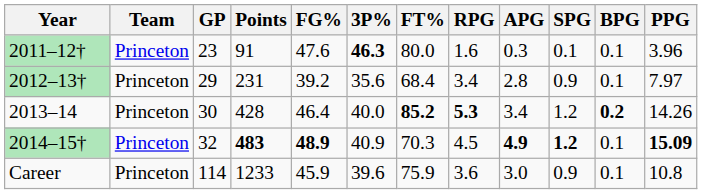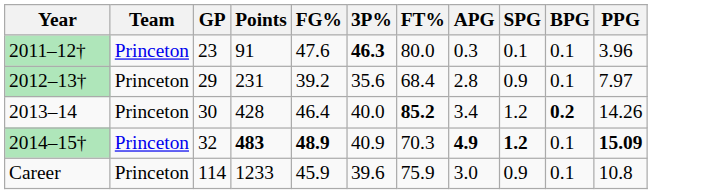- column: (474, 19)
